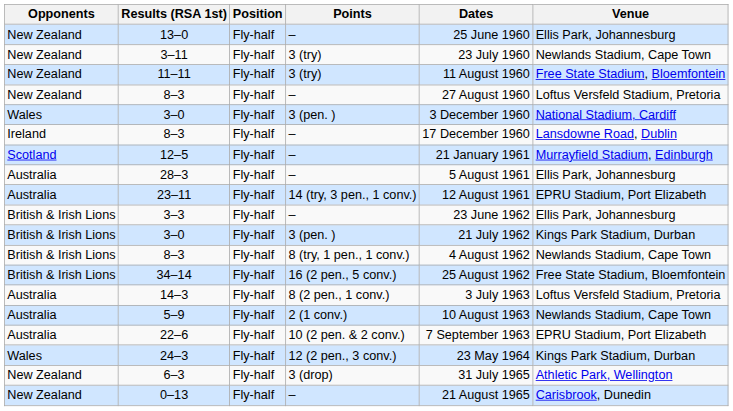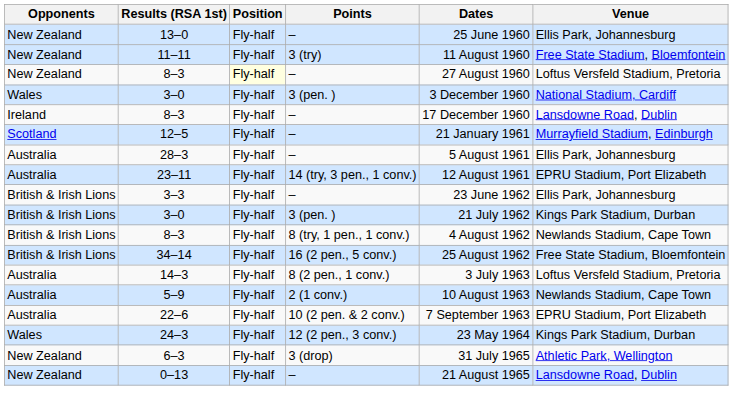- row: (45, 54)
(253, 94) no background -> (253, 74) lightyellow background
(593, 395) Carisbrook, Dunedin -> (606, 375) Lansdowne Road, Dublin
